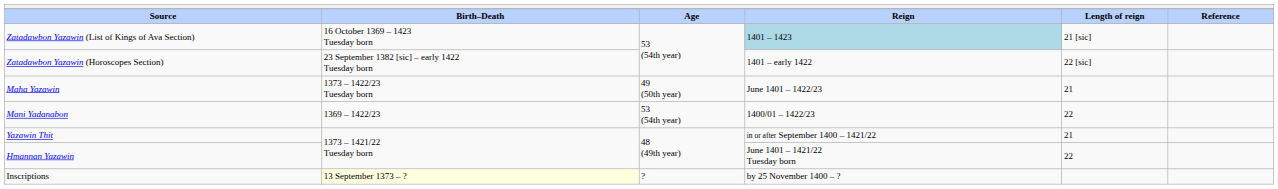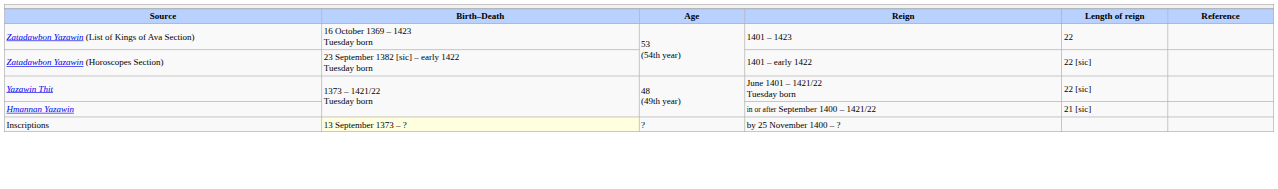(769, 36) lightblue background -> (769, 36) no background
(1078, 36) 21 [sic] -> (1069, 36) 22
- row: (33, 88)
- row: (37, 114)
(811, 135) in or after September 1400 – 1421/22 -> (784, 88) June 1401 – 1421/22 Tuesday born
(1069, 135) 21 -> (1078, 88) 22 [sic]
(784, 155) June 1401 – 1421/22 Tuesday born -> (811, 109) in or after September 1400 – 1421/22
(1069, 155) 22 -> (1078, 109) 21 [sic]
